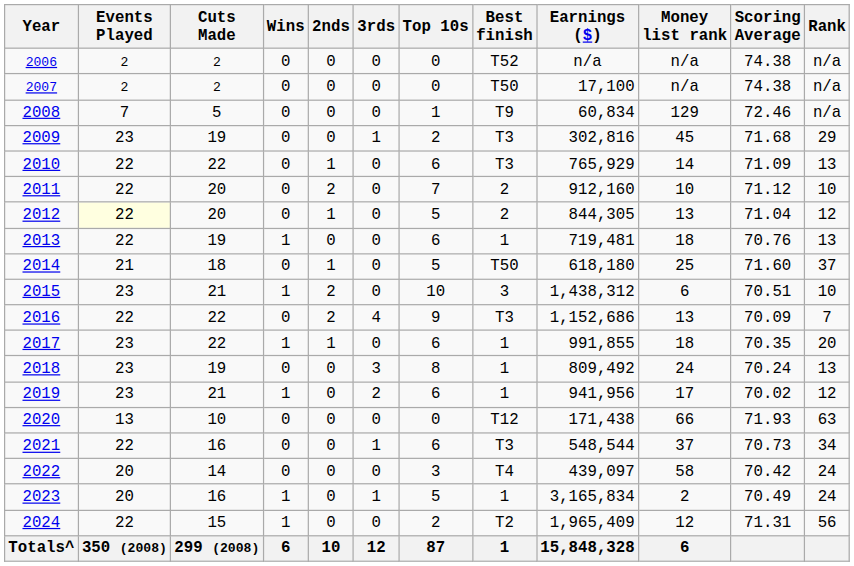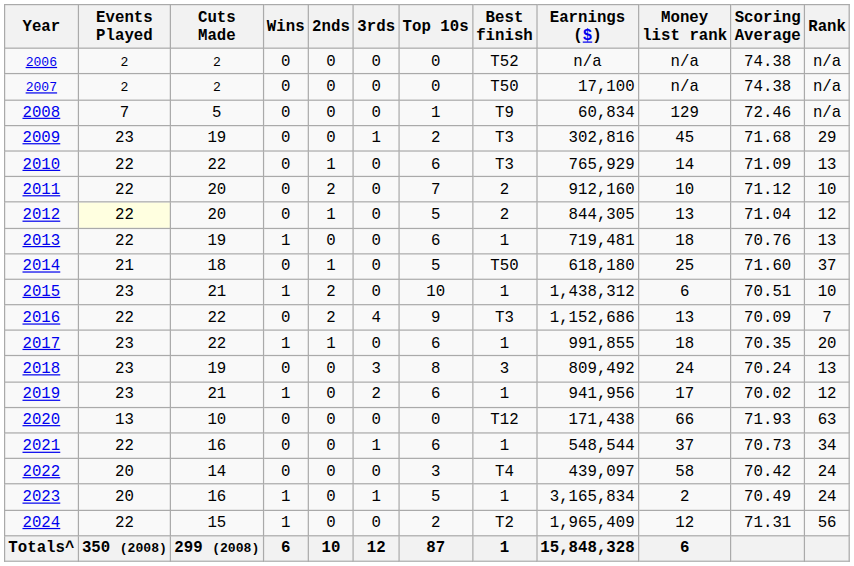(504, 292) 3 -> (504, 292) 1
(504, 369) 1 -> (504, 369) 3
(504, 446) T3 -> (504, 446) 1
